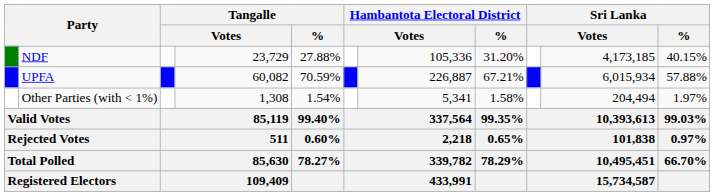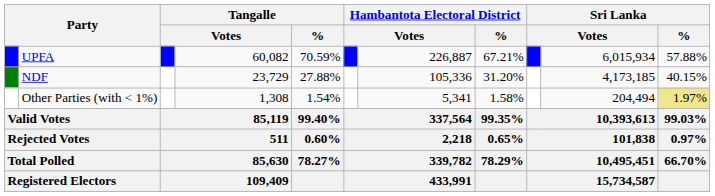rows swapped: (38, 77) <-> (35, 56)
(690, 98) no background -> (690, 98) khaki background
